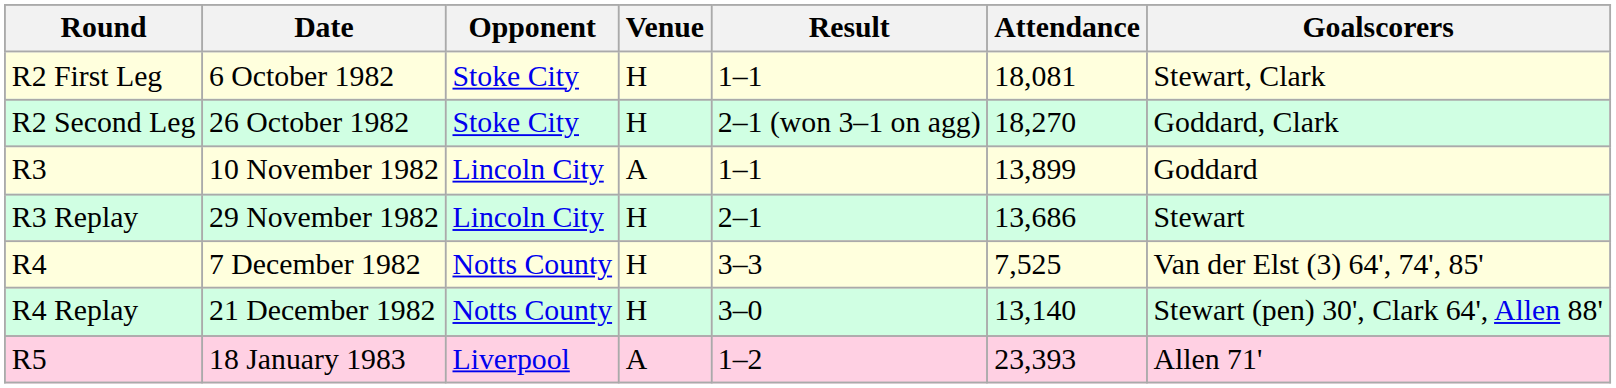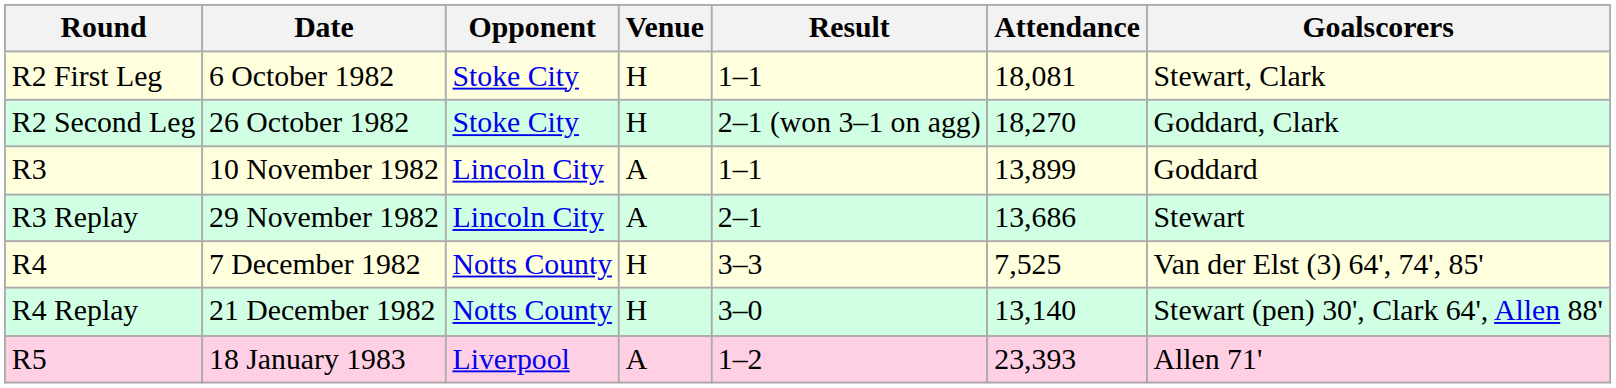(637, 216) H -> (637, 216) A
